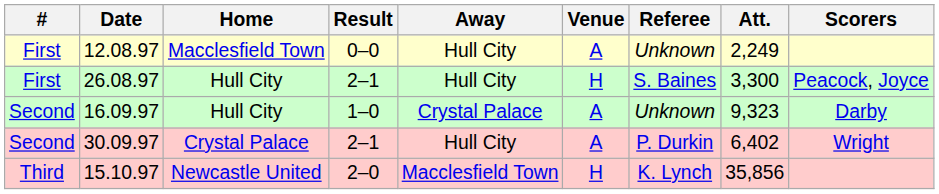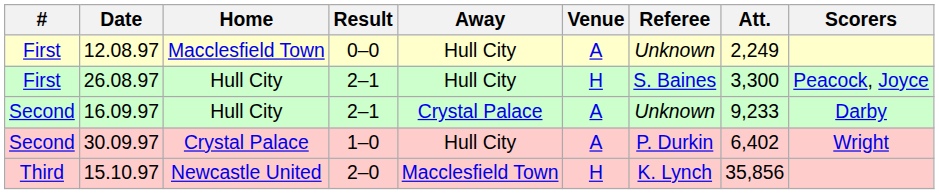(363, 111) 1–0 -> (363, 111) 2–1
(755, 111) 9,323 -> (755, 111) 9,233
(363, 142) 2–1 -> (363, 142) 1–0
